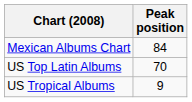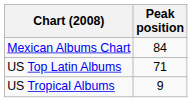(160, 67) 70 -> (160, 67) 71
